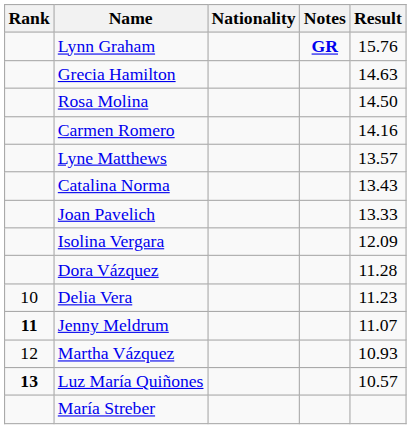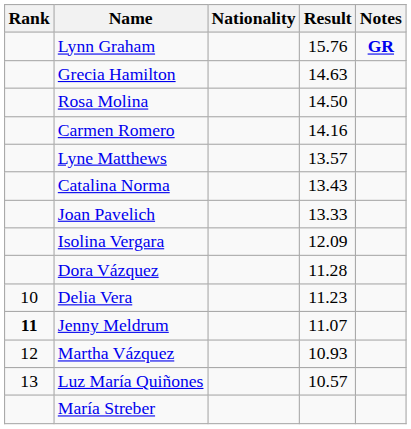columns swapped: (378, 18) <-> (325, 18)
(29, 381) bold -> (29, 381) normal
